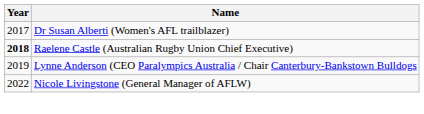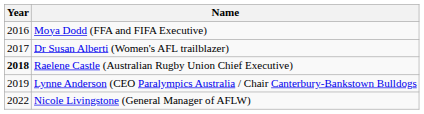+ row: (120, 30)
